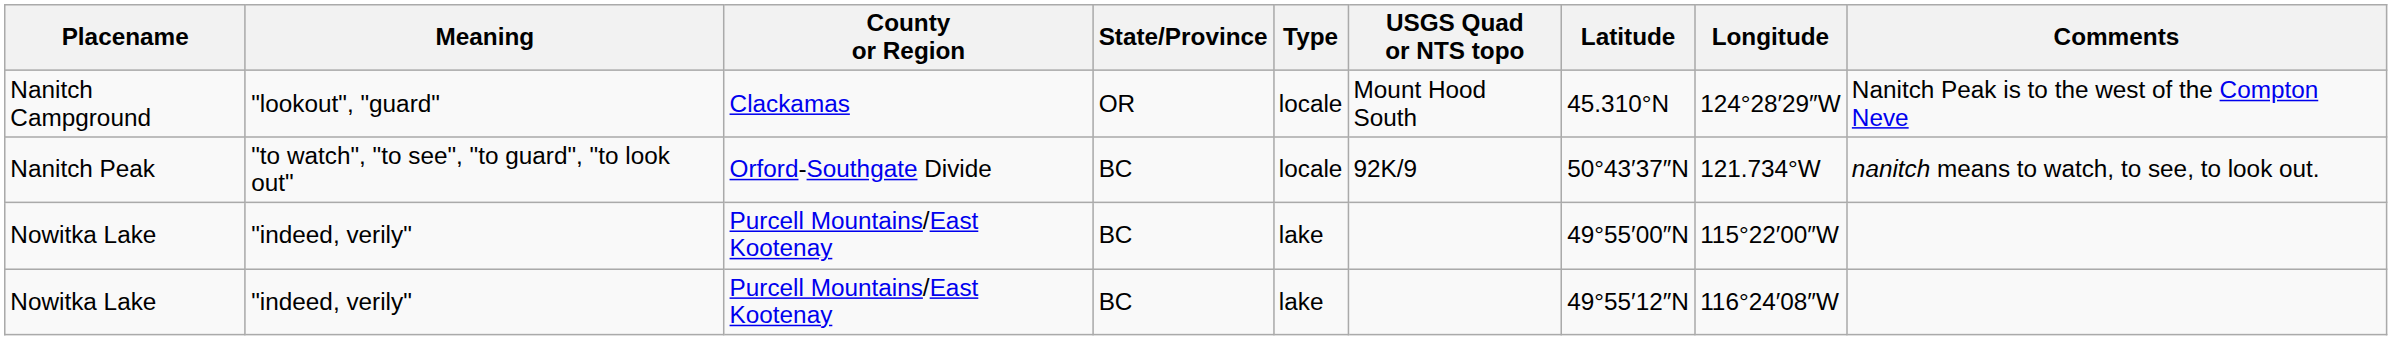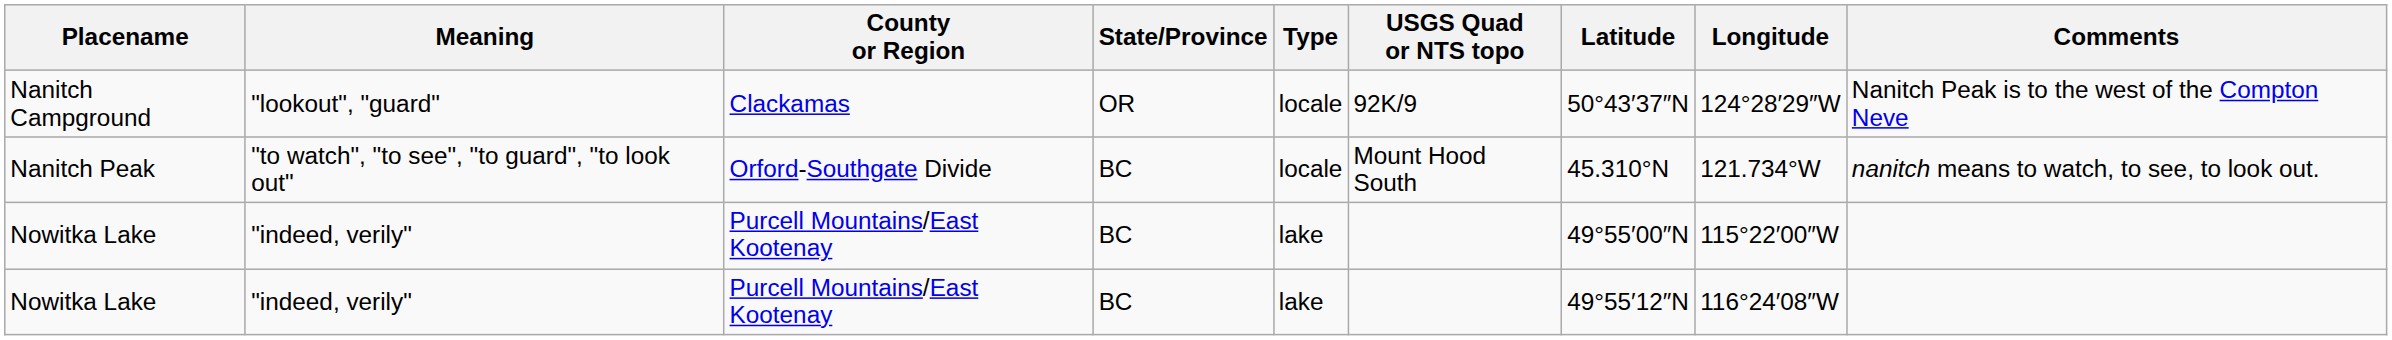(1420, 103) Mount Hood South -> (1385, 103) 92K/9
(1618, 103) 45.310°N -> (1628, 103) 50°43′37″N
(1385, 169) 92K/9 -> (1420, 169) Mount Hood South
(1628, 169) 50°43′37″N -> (1618, 169) 45.310°N
